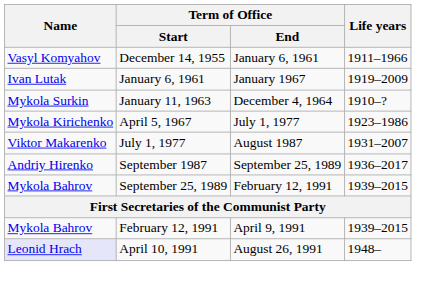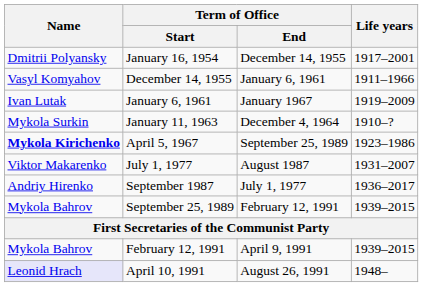+ row: (172, 57)
(60, 121) normal -> (64, 143) bold
(266, 121) July 1, 1977 -> (294, 143) September 25, 1989
(287, 164) September 25, 1989 -> (273, 185) July 1, 1977
